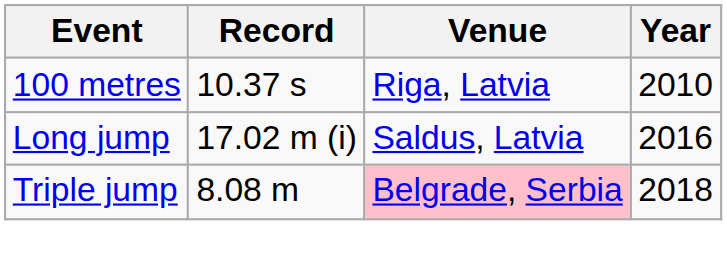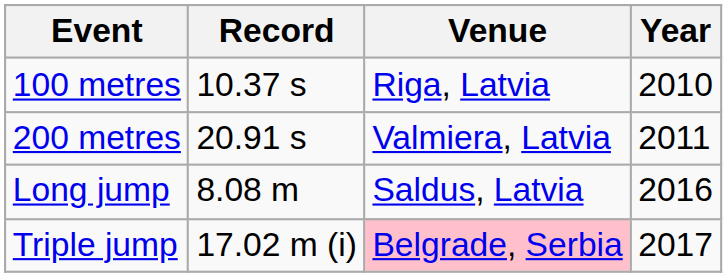+ row: (97, 137)
(277, 137) 17.02 m (i) -> (248, 191) 8.08 m
(248, 191) 8.08 m -> (277, 244) 17.02 m (i)
(676, 191) 2018 -> (676, 244) 2017
